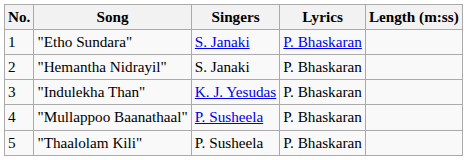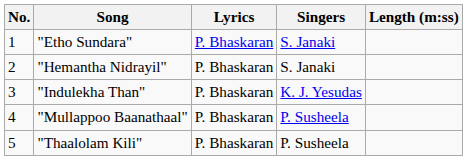columns swapped: (236, 17) <-> (323, 17)
